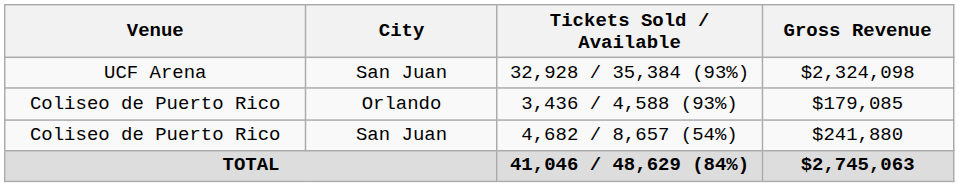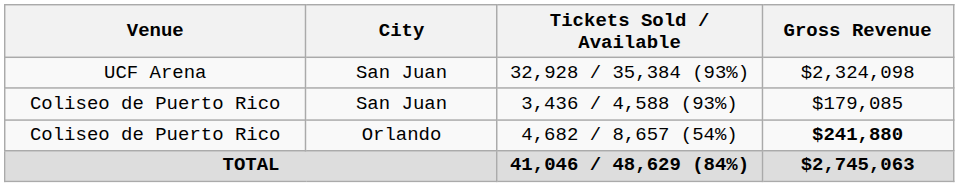(402, 104) Orlando -> (402, 104) San Juan
(402, 135) San Juan -> (402, 135) Orlando
(858, 135) normal -> (858, 135) bold
